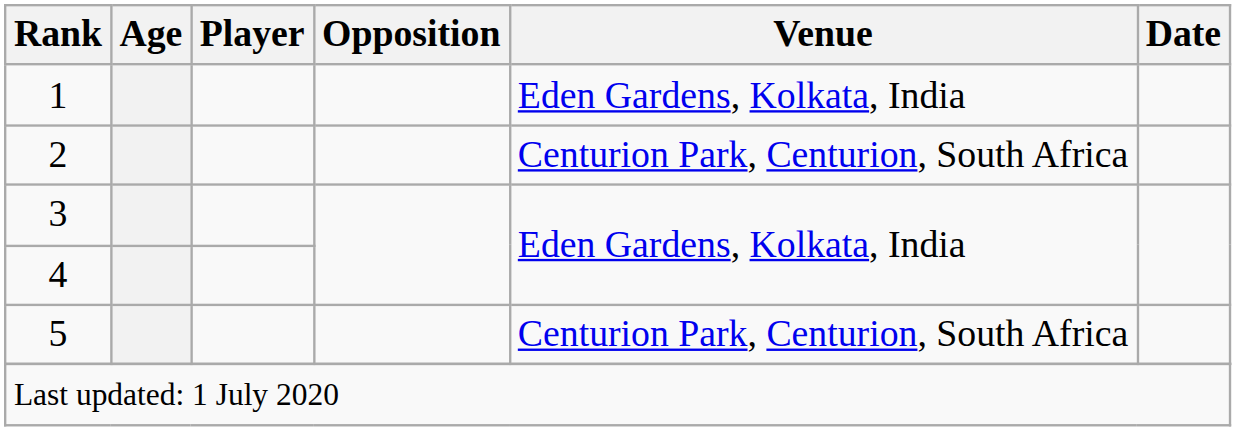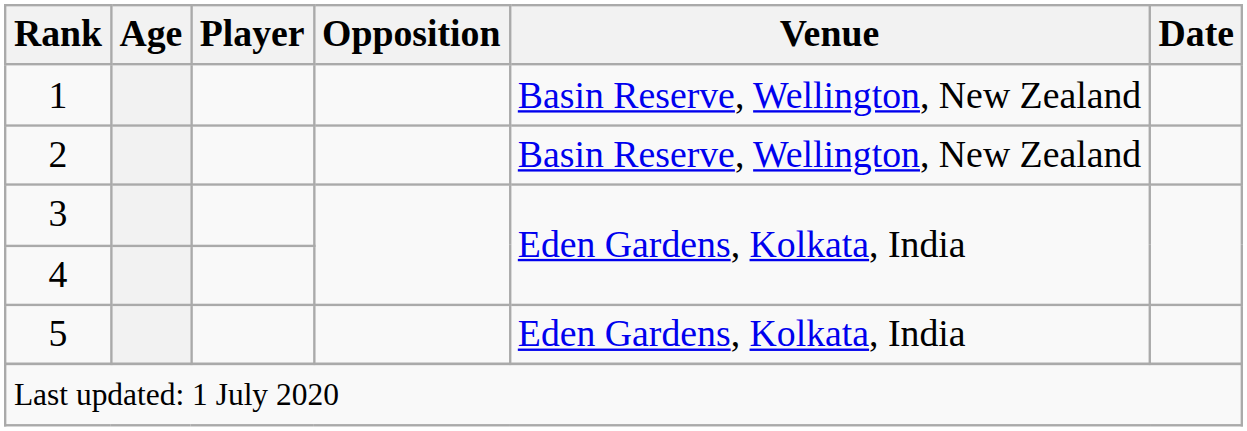(742, 94) Eden Gardens, Kolkata, India -> (830, 94) Basin Reserve, Wellington, New Zealand
(823, 154) Centurion Park, Centurion, South Africa -> (830, 154) Basin Reserve, Wellington, New Zealand
(823, 333) Centurion Park, Centurion, South Africa -> (742, 333) Eden Gardens, Kolkata, India
